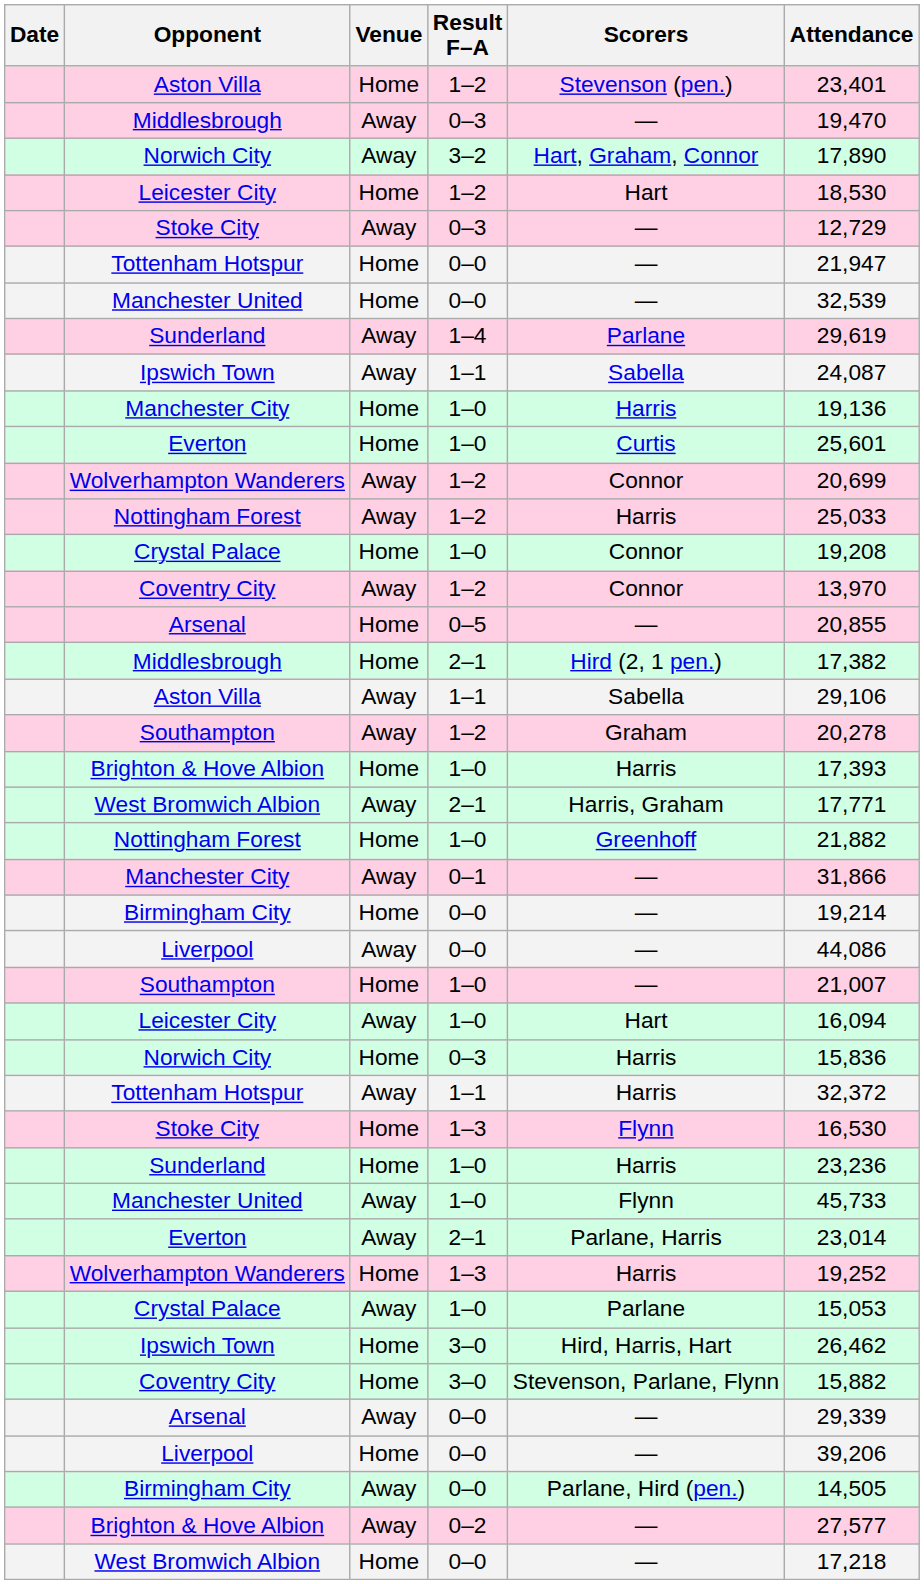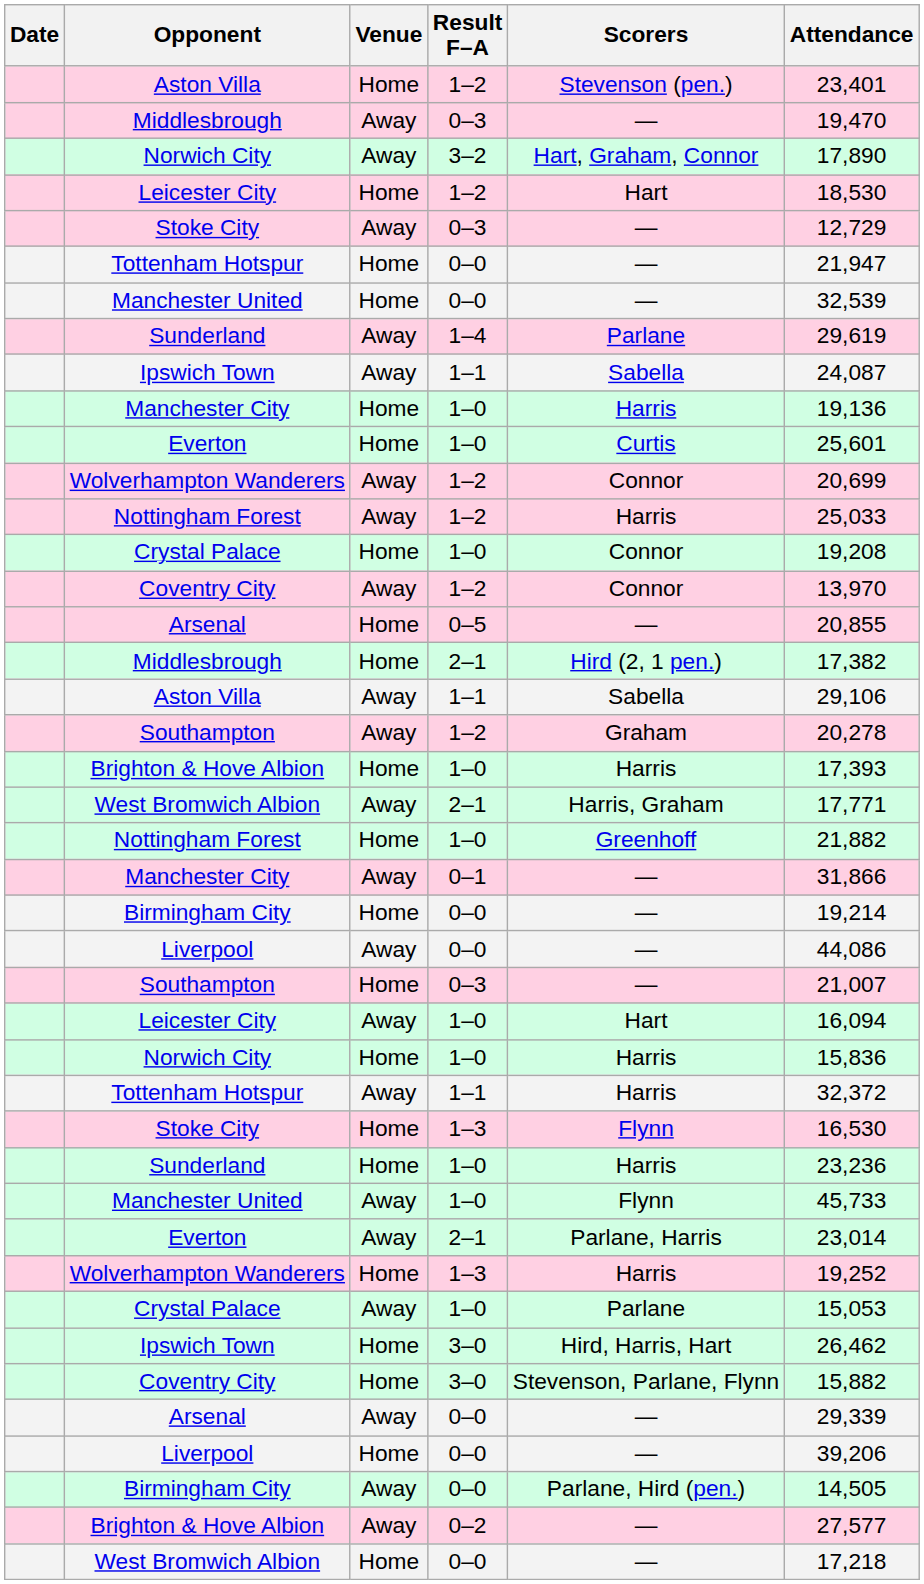(468, 984) 1–0 -> (468, 984) 0–3
(468, 1056) 0–3 -> (468, 1056) 1–0
